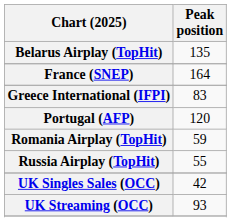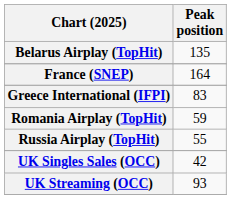- row: (89, 118)
